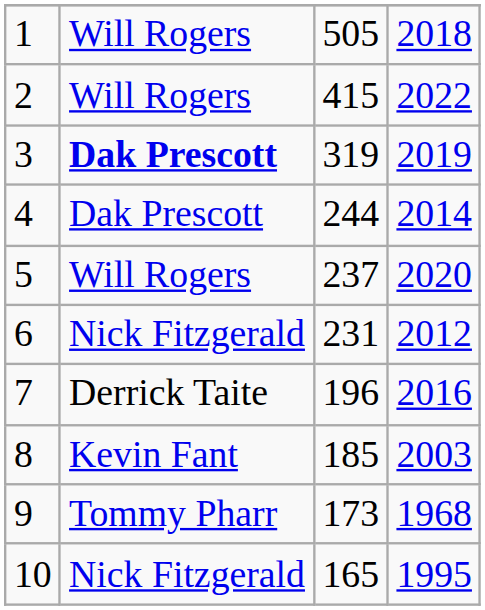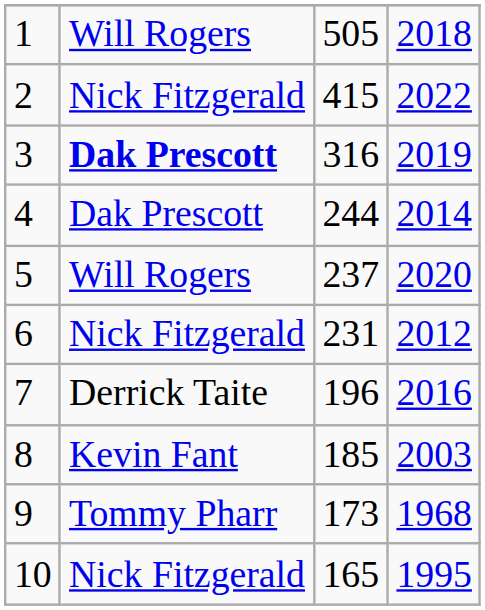(160, 94) Will Rogers -> (187, 94) Nick Fitzgerald
(351, 154) 319 -> (351, 154) 316
